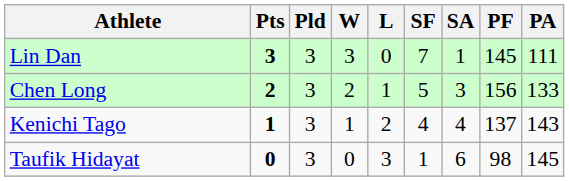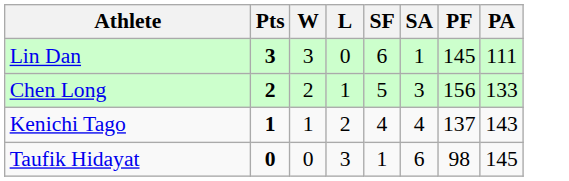- column: (310, 21)
(423, 55) 7 -> (382, 55) 6
